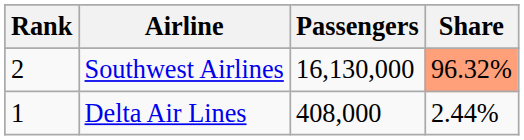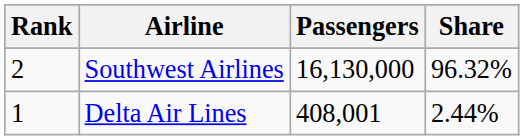(471, 69) lightsalmon background -> (471, 69) no background
(339, 113) 408,000 -> (339, 113) 408,001
